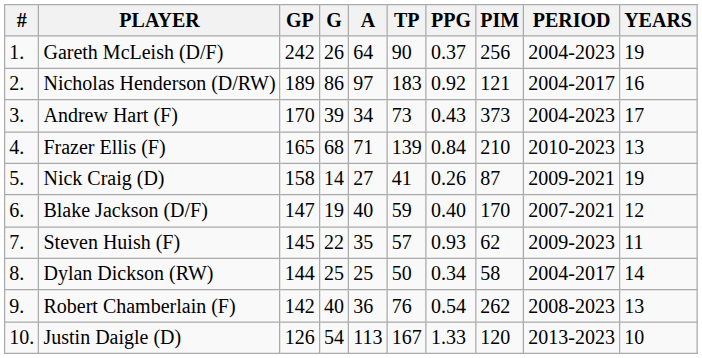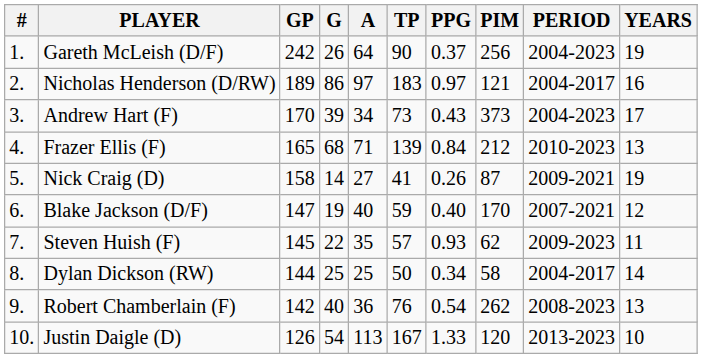(448, 83) 0.92 -> (448, 83) 0.97
(495, 147) 210 -> (495, 147) 212
